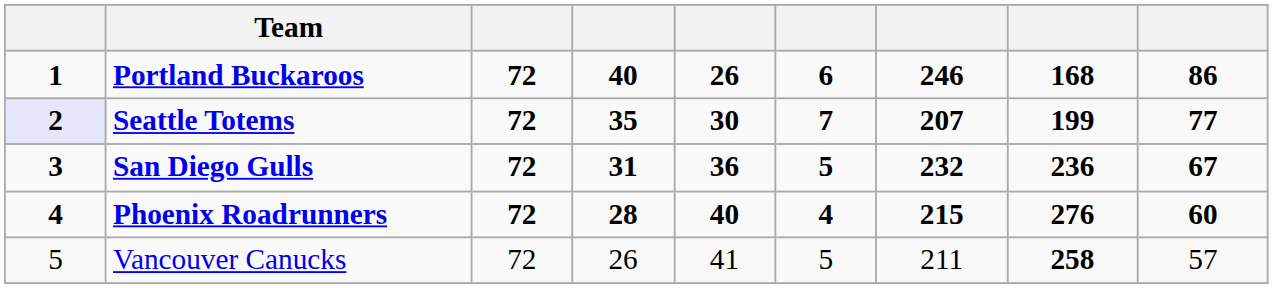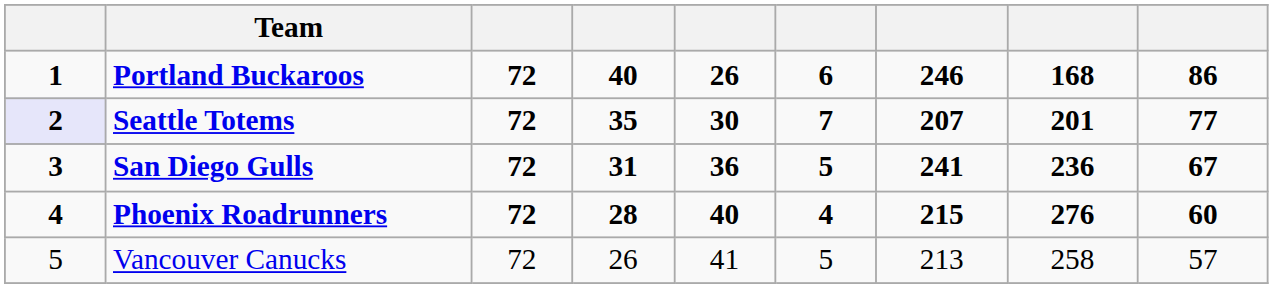(1072, 120) 199 -> (1072, 120) 201
(942, 167) 232 -> (942, 167) 241
(942, 259) 211 -> (942, 259) 213
(1072, 259) bold -> (1072, 259) normal
